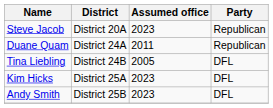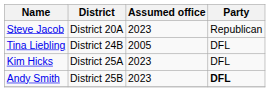- row: (38, 45)
(223, 95) normal -> (220, 78) bold
